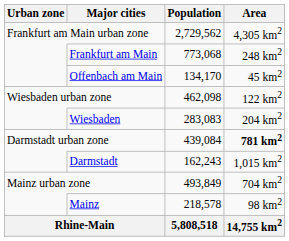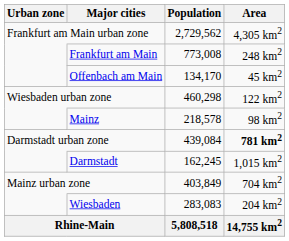(203, 54) 773,068 -> (203, 54) 773,008
(203, 97) 462,098 -> (203, 97) 460,298
rows swapped: (95, 119) <-> (84, 204)
(203, 161) 162,243 -> (203, 161) 162,245
(203, 183) 493,849 -> (203, 183) 403,849
